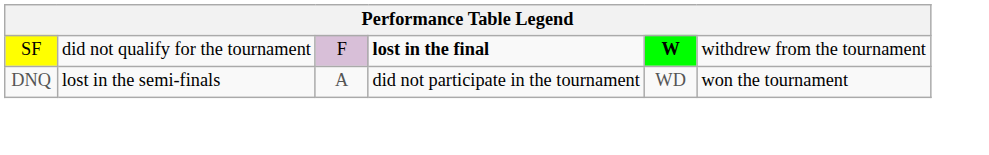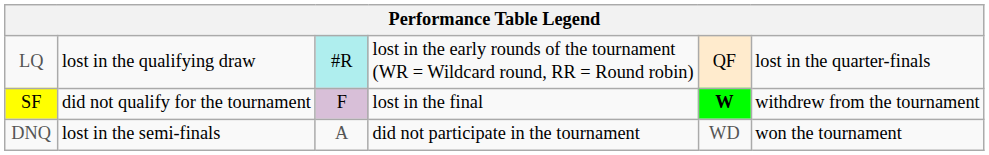+ row: (31, 62)
(431, 51) bold -> (428, 104) normal
